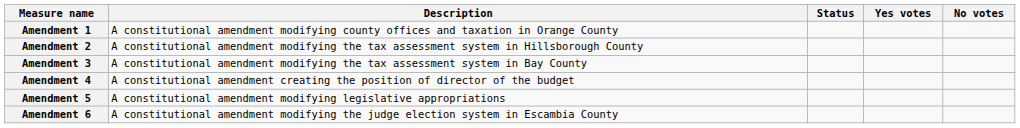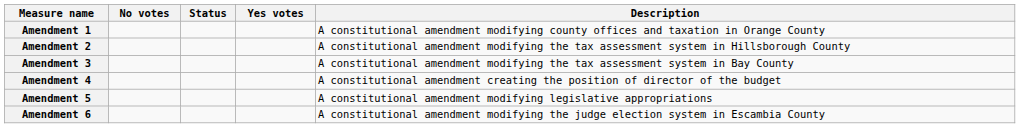columns swapped: (458, 13) <-> (979, 13)
